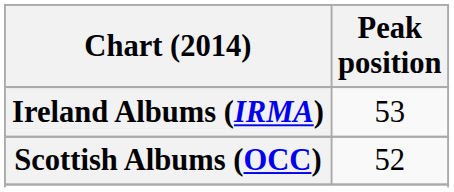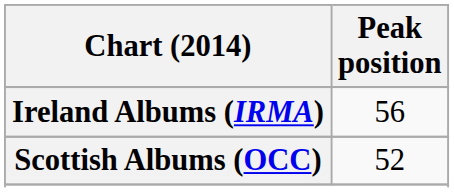(390, 111) 53 -> (390, 111) 56
